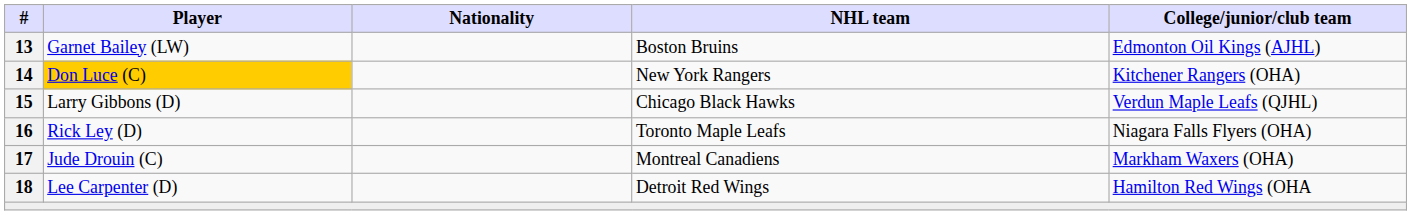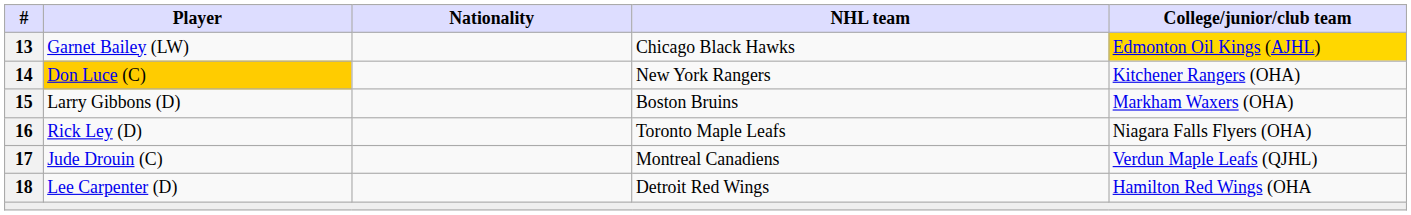(687, 46) Boston Bruins -> (715, 46) Chicago Black Hawks
(1216, 46) no background -> (1216, 46) gold background
(715, 103) Chicago Black Hawks -> (687, 103) Boston Bruins
(1215, 103) Verdun Maple Leafs (QJHL) -> (1203, 103) Markham Waxers (OHA)
(1203, 159) Markham Waxers (OHA) -> (1215, 159) Verdun Maple Leafs (QJHL)
